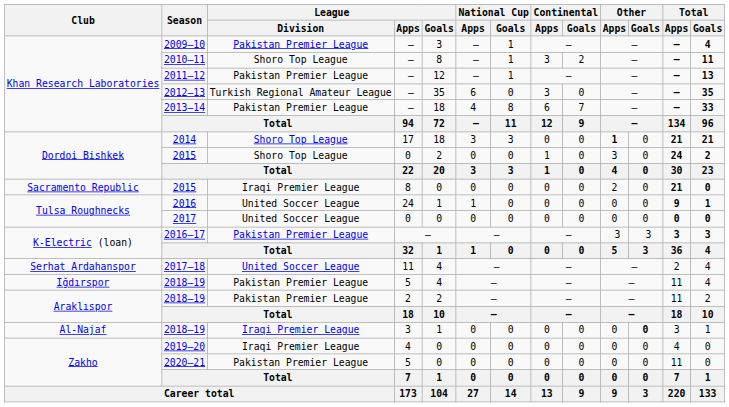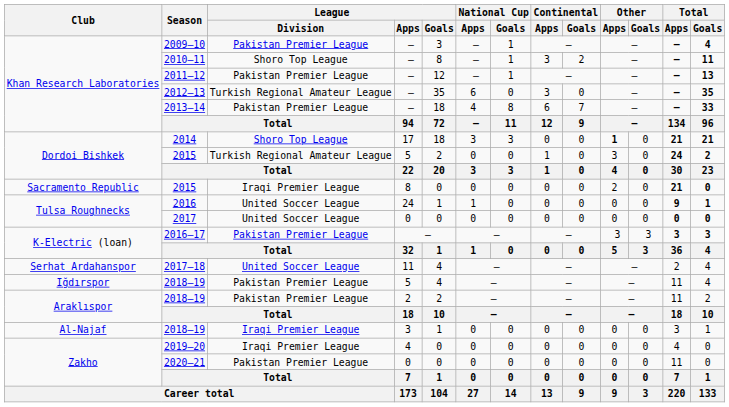(301, 155) Shoro Top League -> (301, 155) Turkish Regional Amateur League
(408, 155) 0 -> (408, 155) 5
(646, 330) bold -> (646, 330) normal
(408, 362) 5 -> (408, 362) 0
